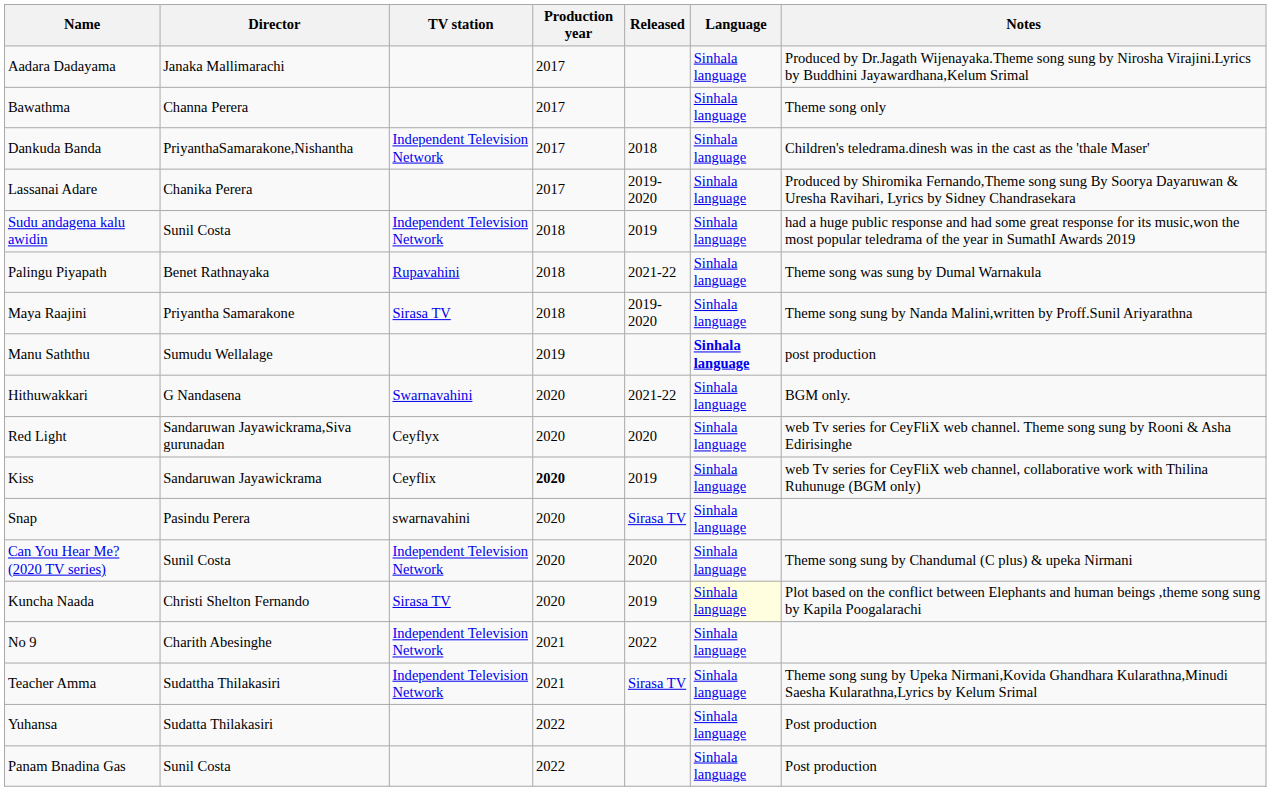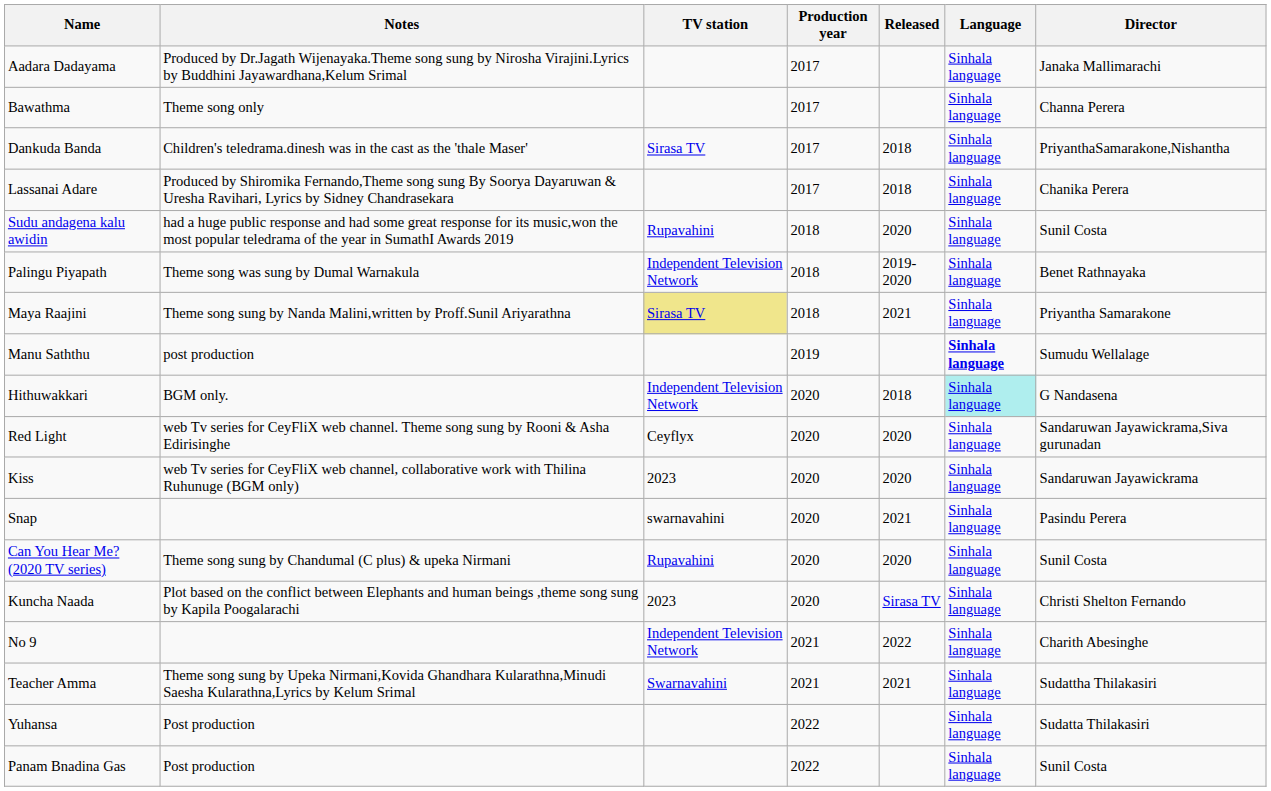columns swapped: (274, 25) <-> (1024, 25)
(460, 148) Independent Television Network -> (676, 148) Sirasa TV
(645, 190) 2019-2020 -> (897, 190) 2018
(460, 231) Independent Television Network -> (681, 231) Rupavahini
(642, 231) 2019 -> (897, 231) 2020
(426, 272) Rupavahini -> (715, 272) Independent Television Network
(652, 272) 2021-22 -> (899, 272) 2019-2020
(422, 313) no background -> (676, 313) khaki background
(645, 313) 2019-2020 -> (897, 313) 2021
(432, 395) Swarnavahini -> (715, 395) Independent Television Network
(652, 395) 2021-22 -> (897, 395) 2018
(720, 395) no background -> (975, 395) paleturquoise background
(414, 478) Ceyflix -> (662, 478) 2023
(550, 478) bold -> (805, 478) normal
(642, 478) 2019 -> (897, 478) 2020
(657, 519) Sirasa TV -> (897, 519) 2021
(460, 560) Independent Television Network -> (681, 560) Rupavahini
(422, 601) Sirasa TV -> (662, 601) 2023
(642, 601) 2019 -> (912, 601) Sirasa TV
(720, 601) lightyellow background -> (975, 601) no background
(460, 683) Independent Television Network -> (687, 683) Swarnavahini
(657, 683) Sirasa TV -> (897, 683) 2021
